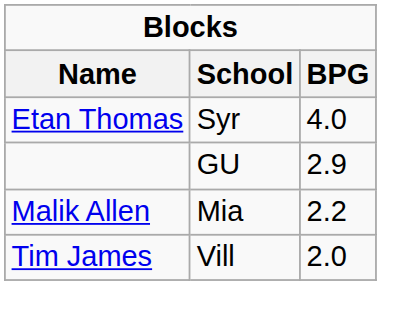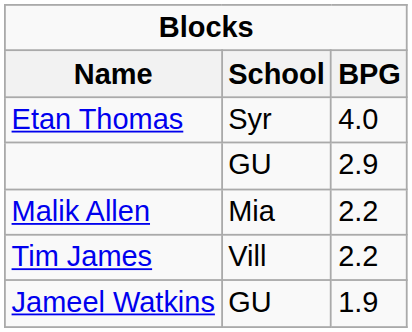(327, 257) 2.0 -> (358, 257) 2.2
+ row: (113, 303)
